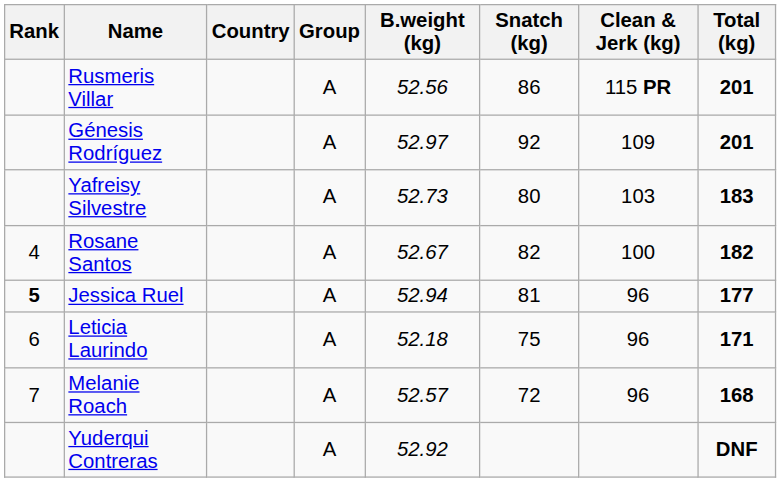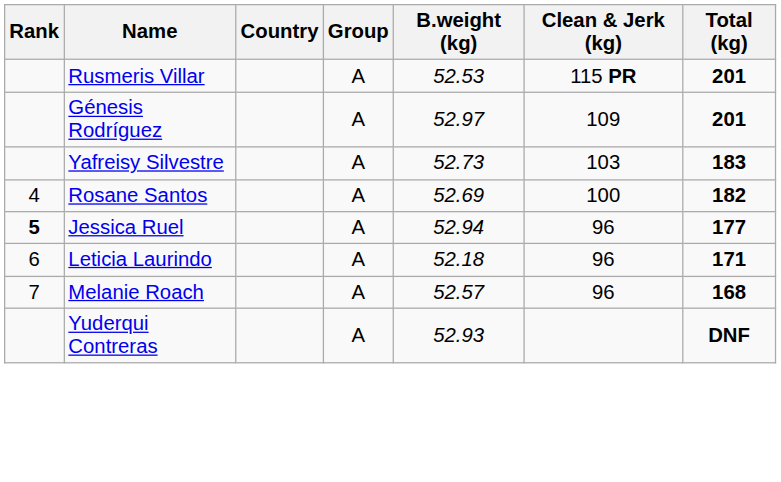- column: (529, 32)
(422, 87) 52.56 -> (459, 75) 52.53
(422, 252) 52.67 -> (459, 195) 52.69
(422, 449) 52.92 -> (459, 335) 52.93
